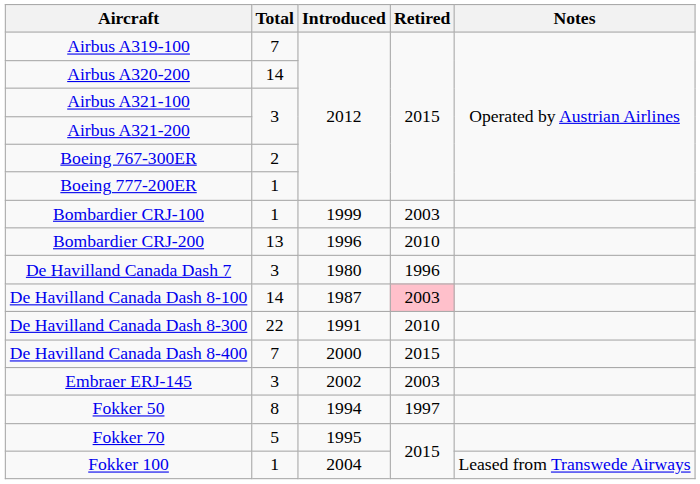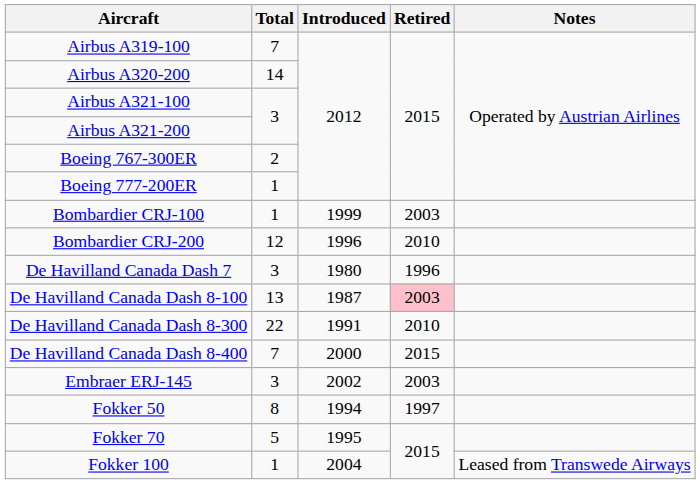(275, 241) 13 -> (275, 241) 12
(275, 297) 14 -> (275, 297) 13
